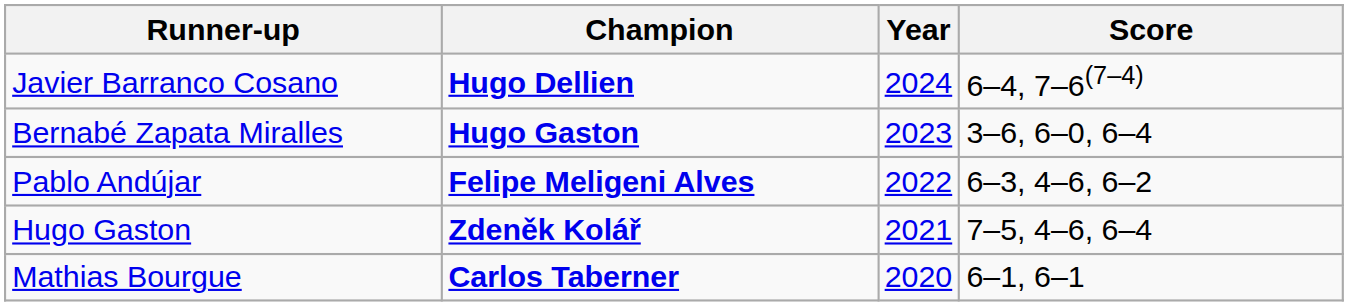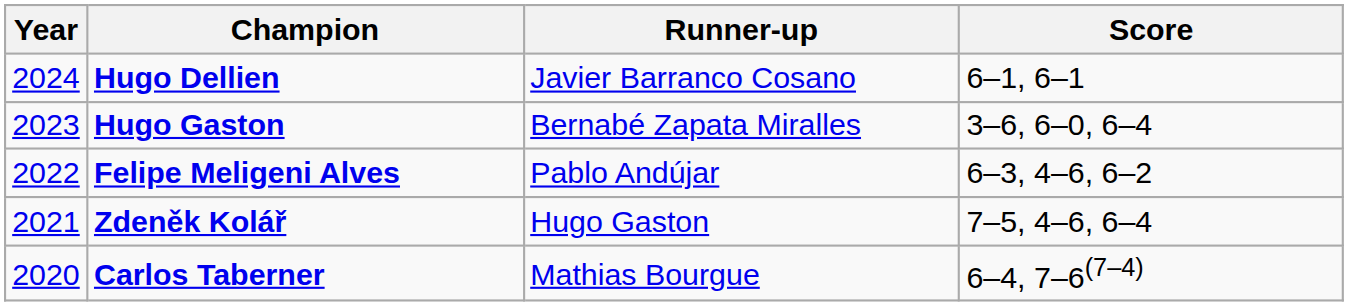columns swapped: (918, 29) <-> (223, 29)
(1055, 81) 6–4, 7–6(7–4) -> (1026, 77) 6–1, 6–1
(1026, 277) 6–1, 6–1 -> (1055, 273) 6–4, 7–6(7–4)
